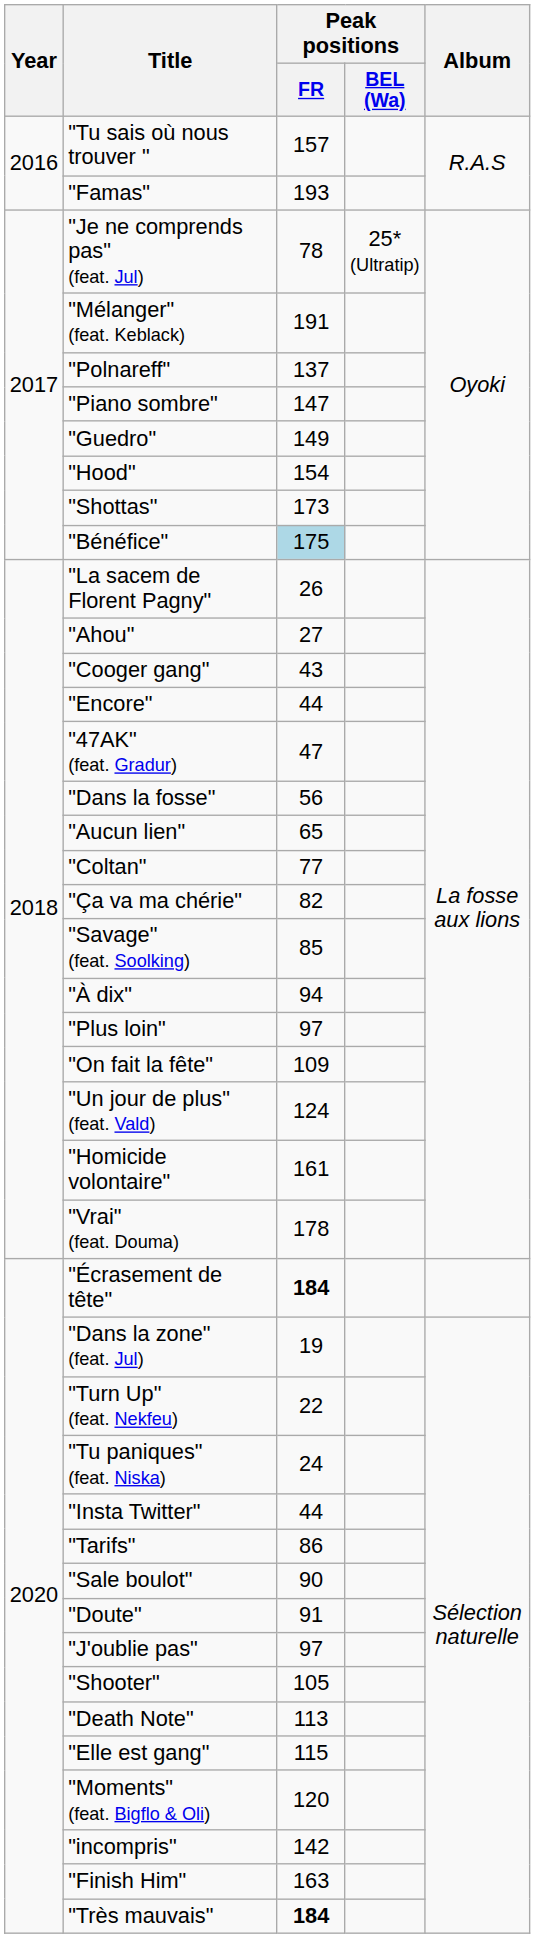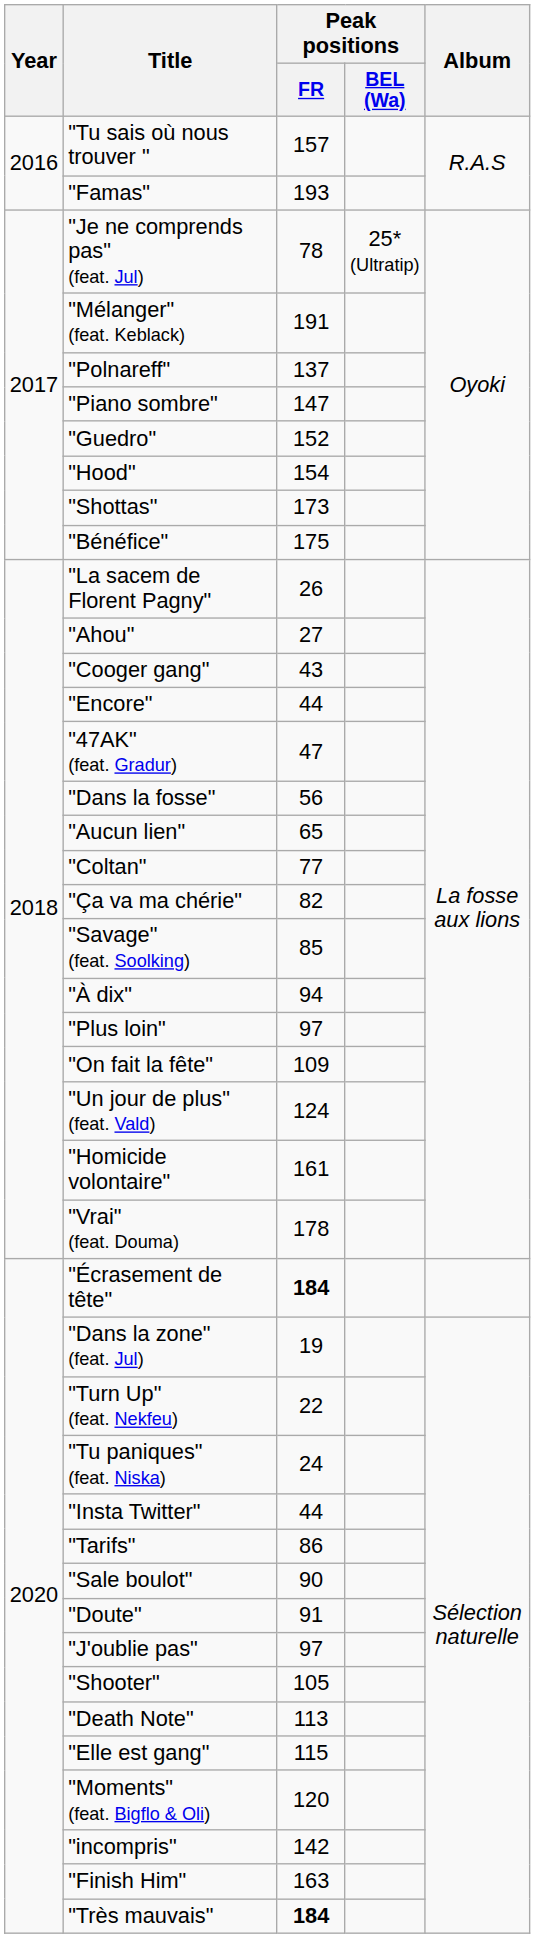(311, 438) 149 -> (311, 438) 152
(311, 541) lightblue background -> (311, 541) no background
